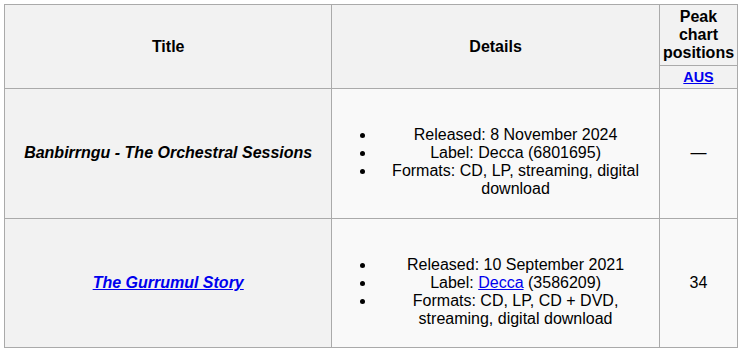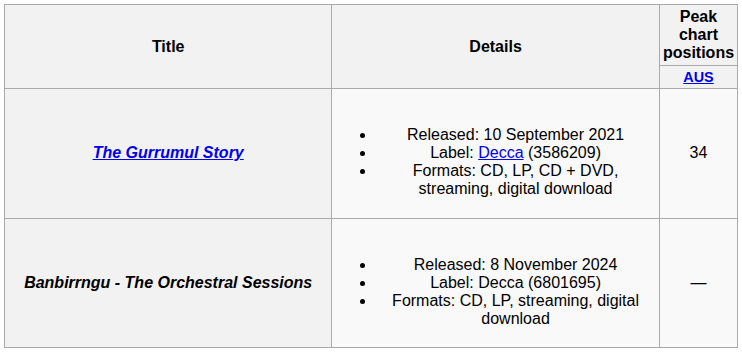rows swapped: (168, 282) <-> (168, 153)
